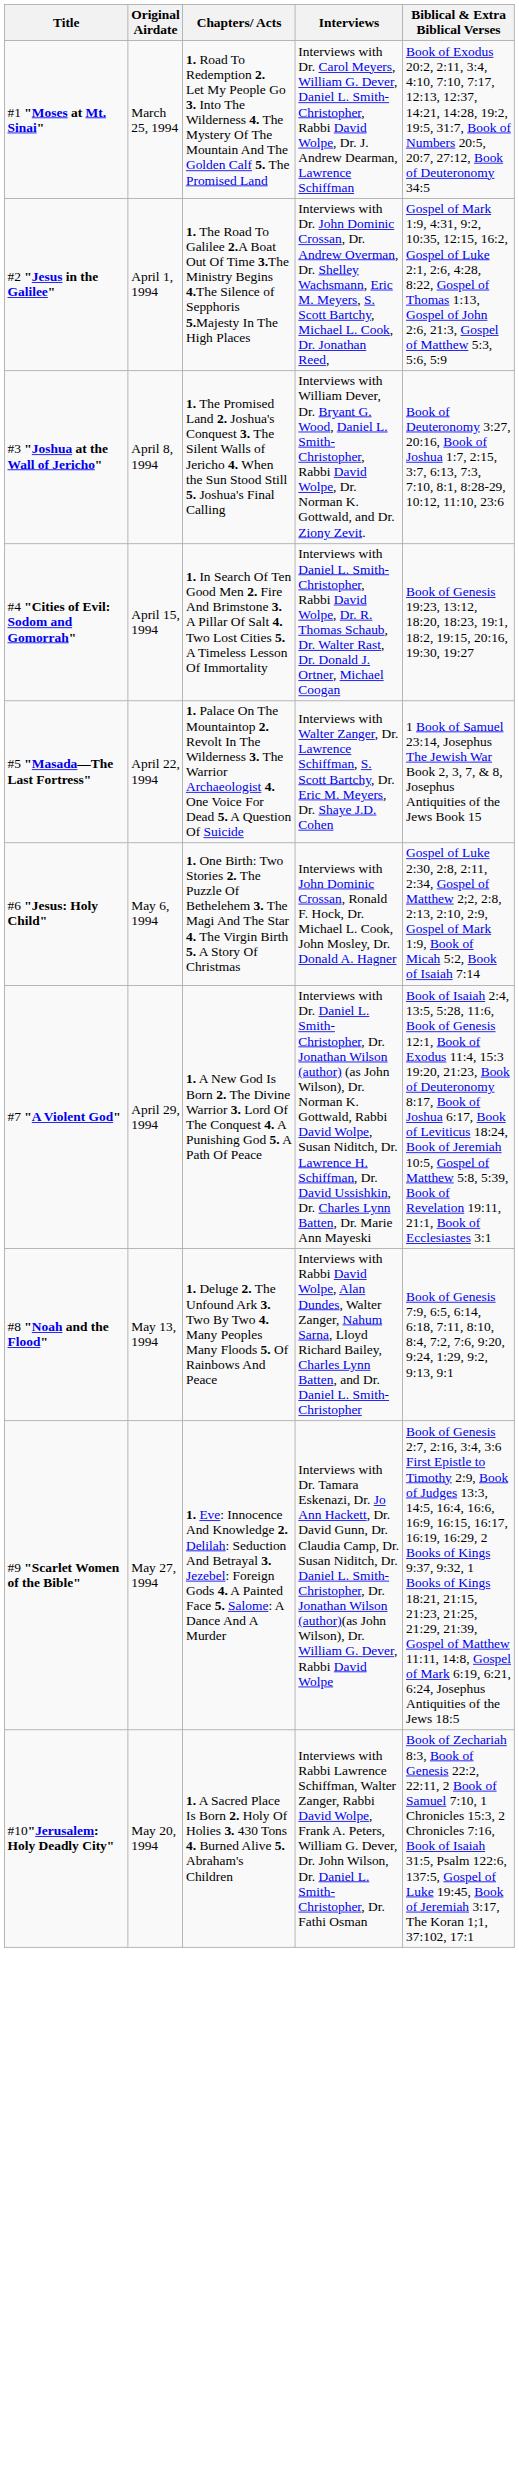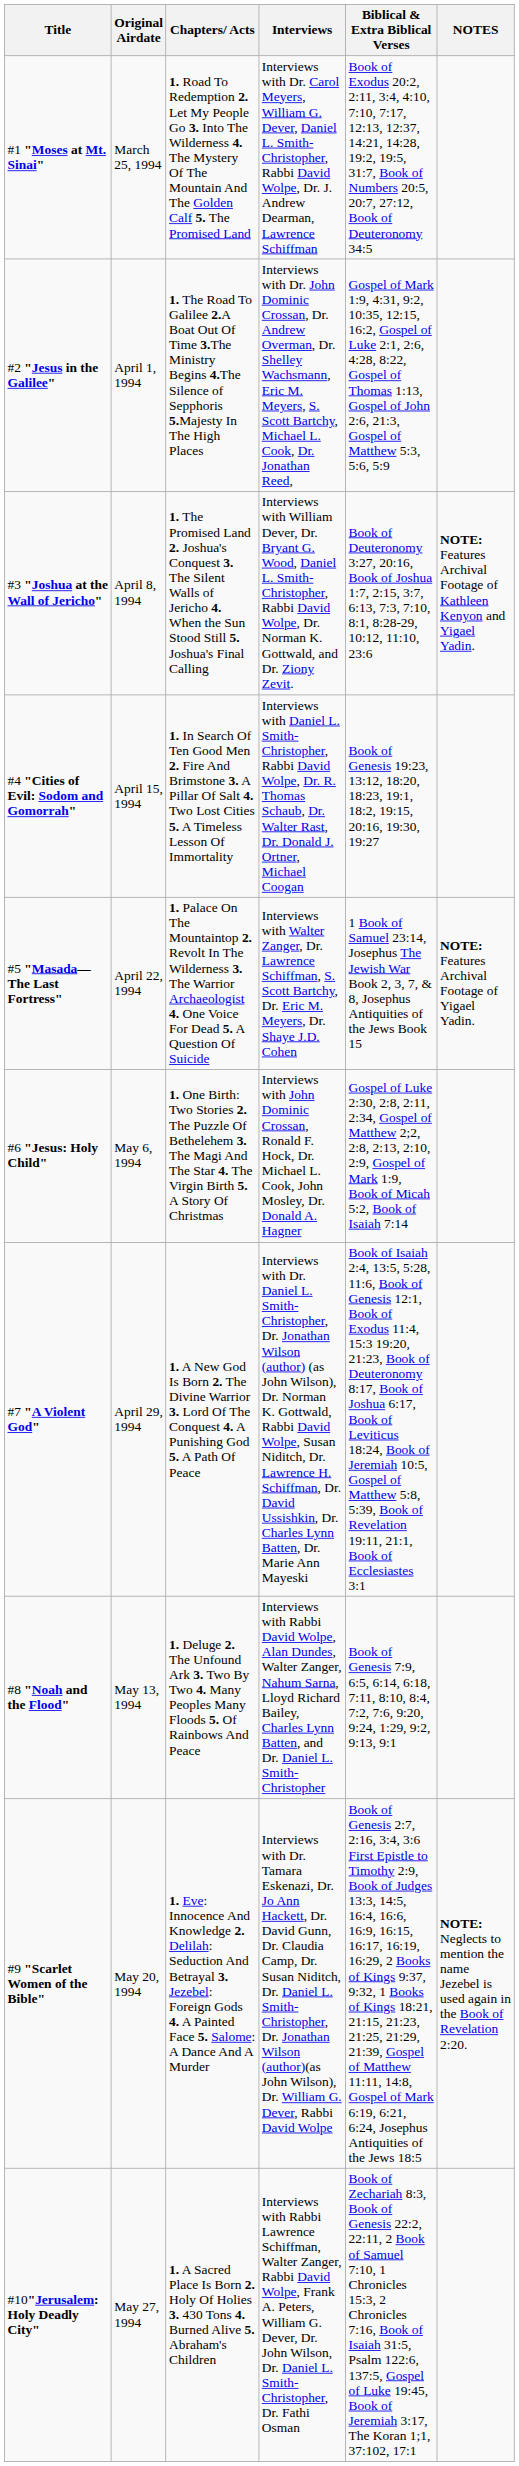+ column: (476, 30)
(154, 1575) May 27, 1994 -> (137, 1983) May 20, 1994
(154, 1838) May 20, 1994 -> (137, 2314) May 27, 1994
